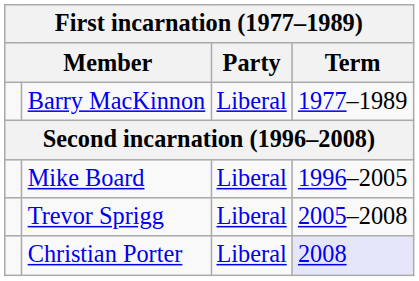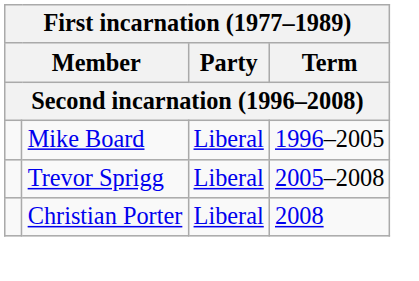- row: (116, 100)
(322, 255) lavender background -> (299, 216) no background
